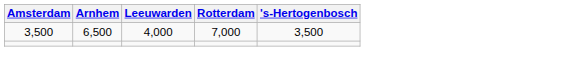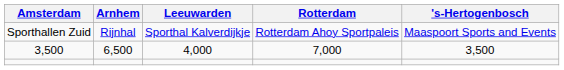+ row: (49, 31)
